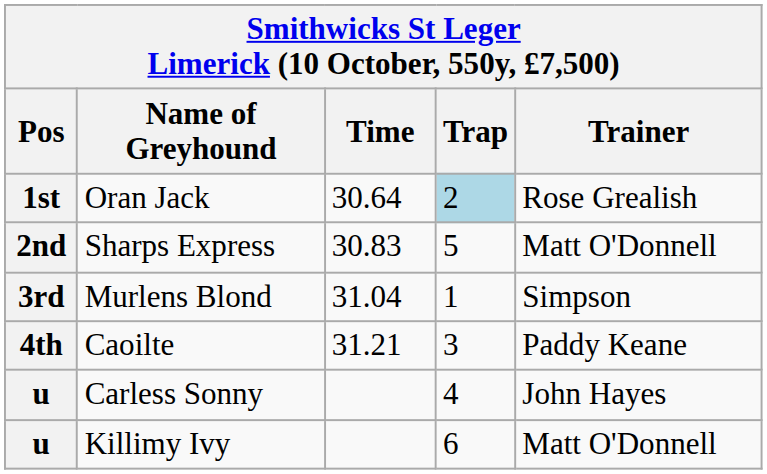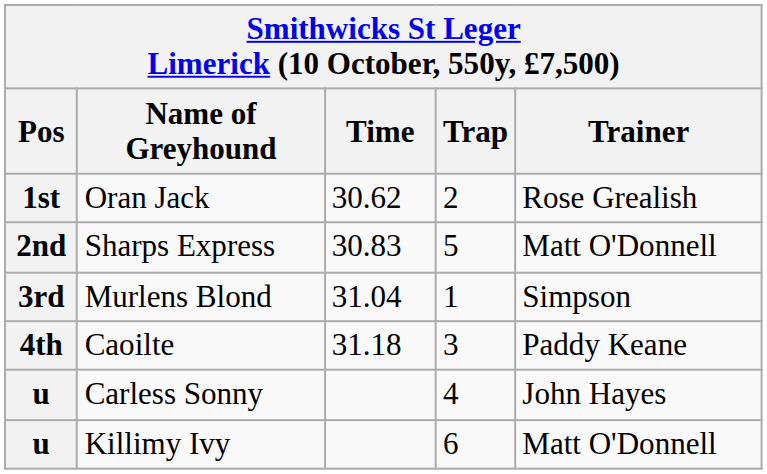(367, 197) 30.64 -> (367, 197) 30.62
(451, 197) lightblue background -> (451, 197) no background
(367, 345) 31.21 -> (367, 345) 31.18
